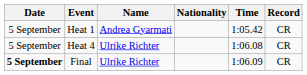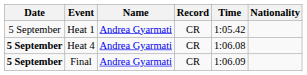columns swapped: (202, 12) <-> (284, 12)
(35, 45) normal -> (35, 45) bold
(129, 45) Ulrike Richter -> (136, 45) Andrea Gyarmati
(129, 62) Ulrike Richter -> (136, 62) Andrea Gyarmati
